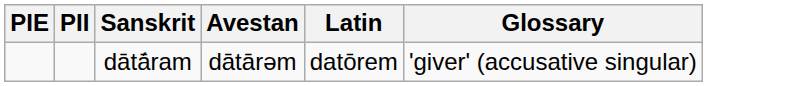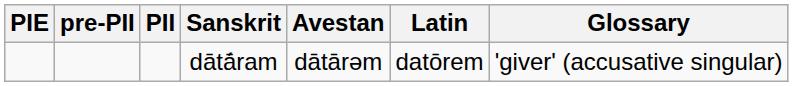+ column: (97, 23)
